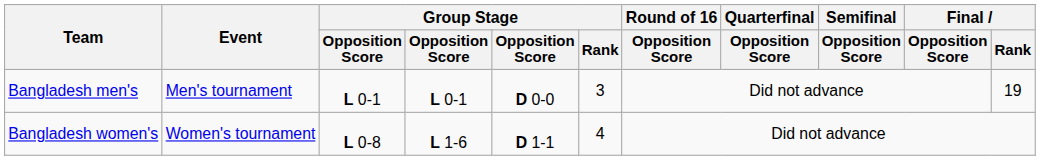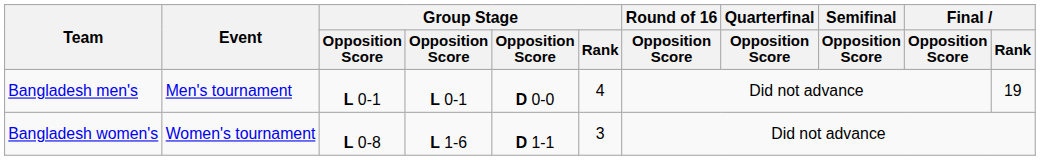(600, 91) 3 -> (600, 91) 4
(600, 134) 4 -> (600, 134) 3
